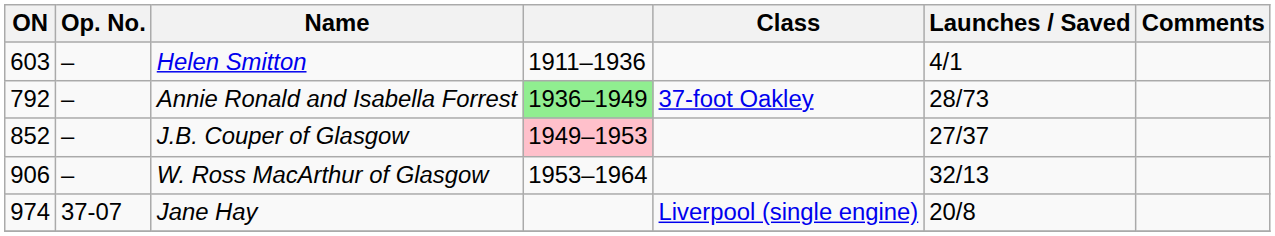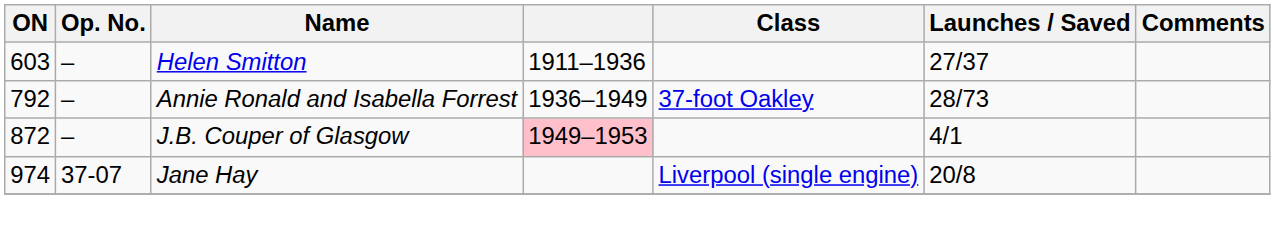(946, 61) 4/1 -> (959, 61) 27/37
(588, 99) lightgreen background -> (588, 99) no background
(30, 136) 852 -> (30, 136) 872
(959, 136) 27/37 -> (946, 136) 4/1
- row: (323, 174)
